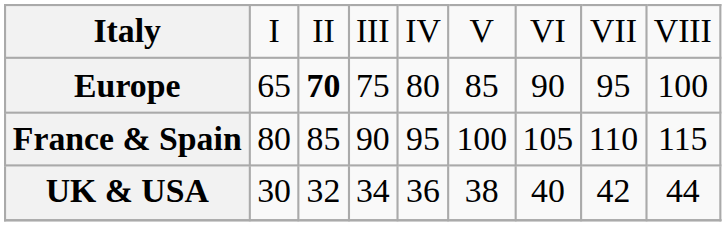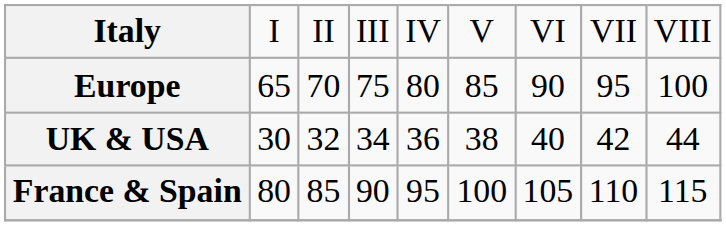(323, 84) bold -> (323, 84) normal
rows swapped: (127, 191) <-> (127, 138)
